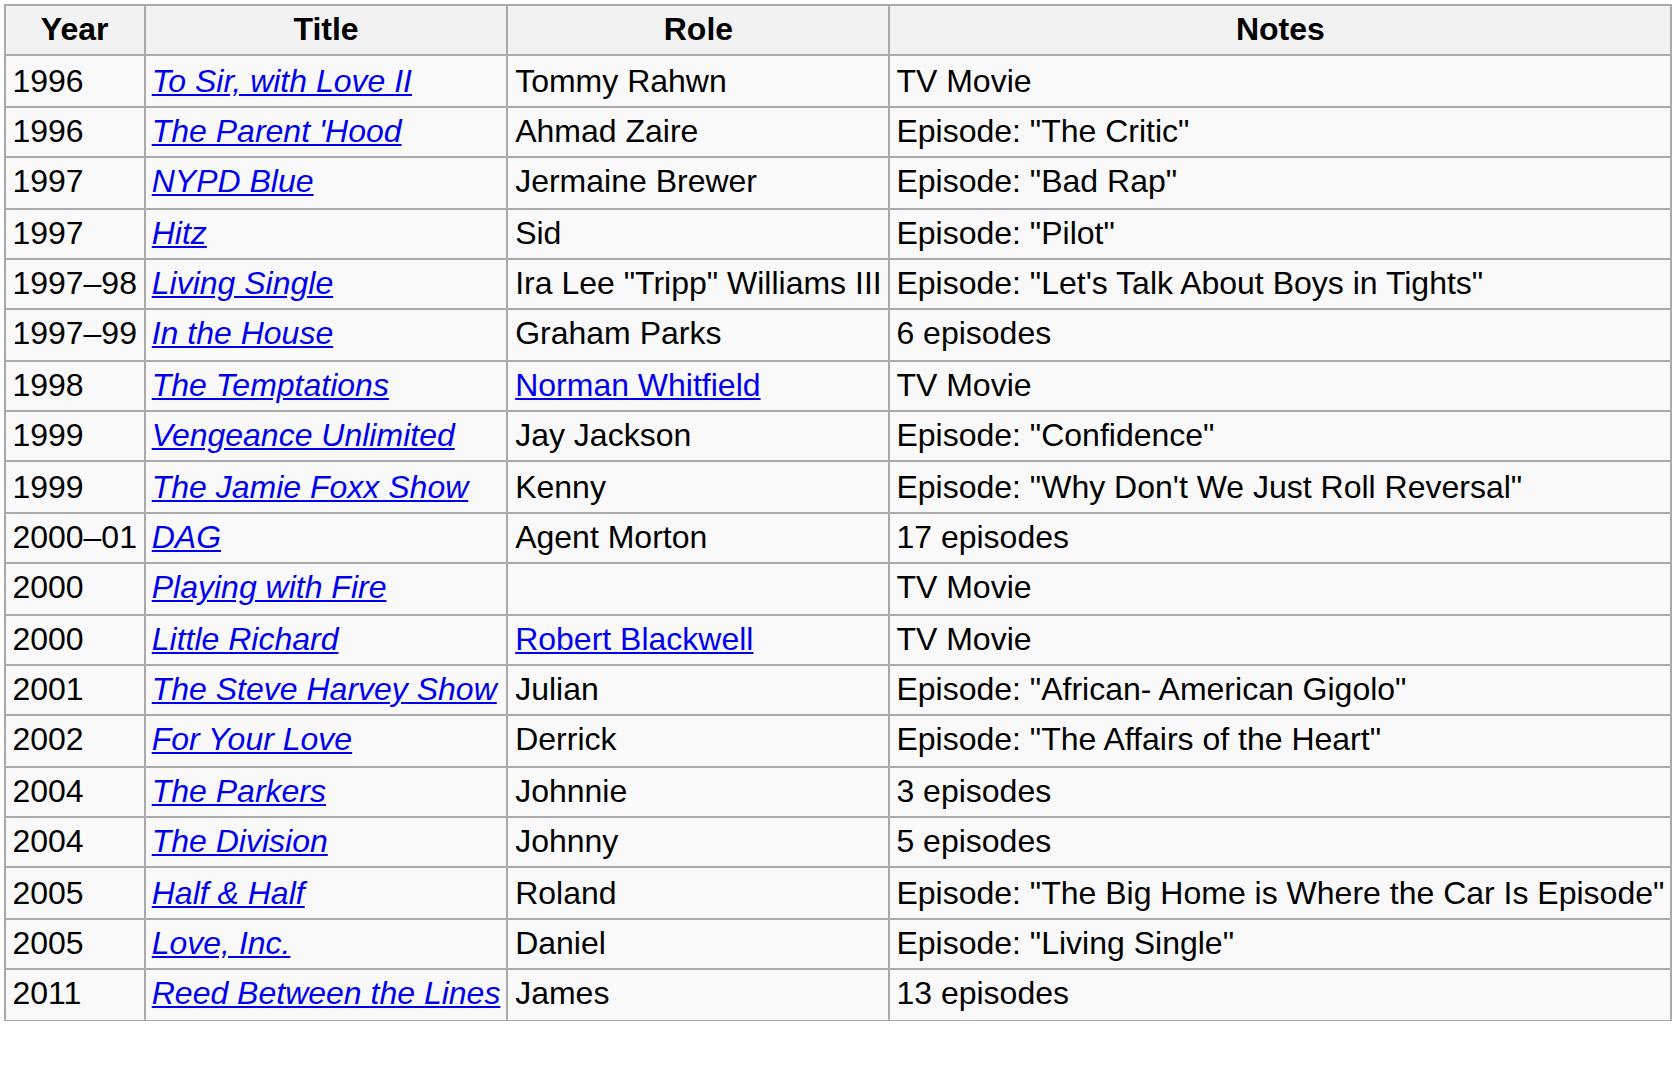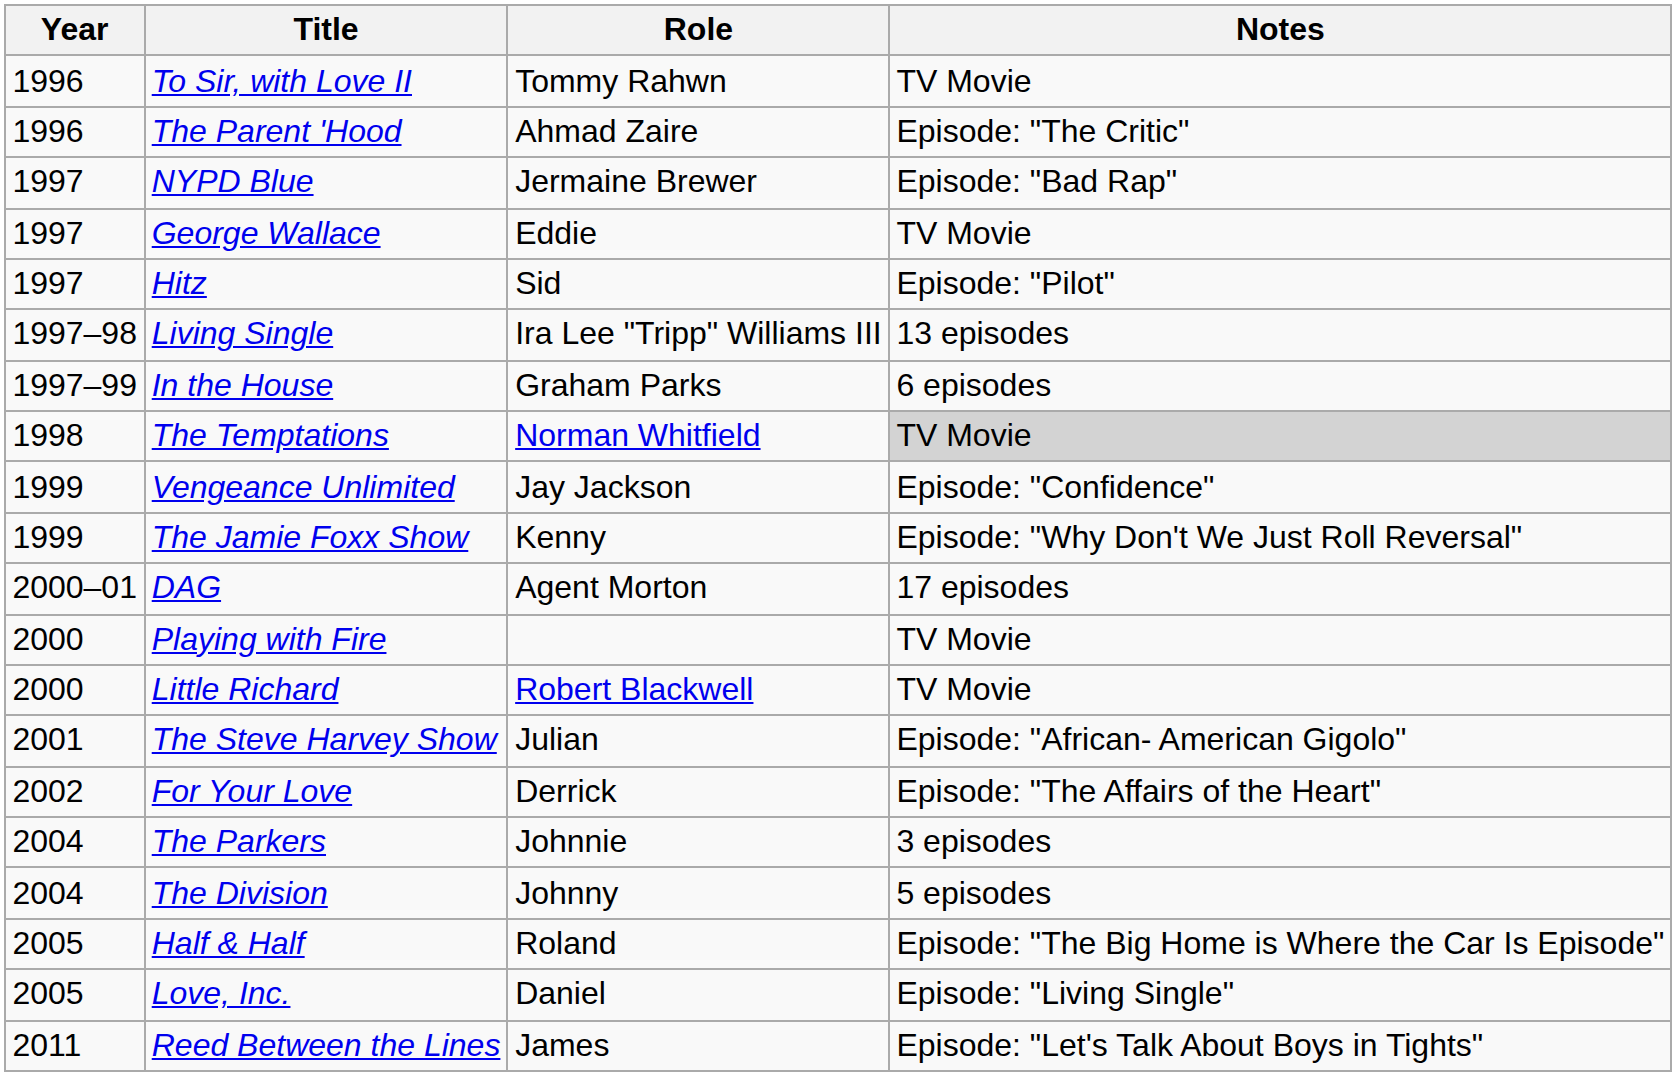+ row: (266, 232)
(1190, 283) Episode: "Let's Talk About Boys in Tights" -> (983, 334) 13 episodes
(964, 385) no background -> (964, 435) lightgrey background
(983, 994) 13 episodes -> (1190, 1044) Episode: "Let's Talk About Boys in Tights"
